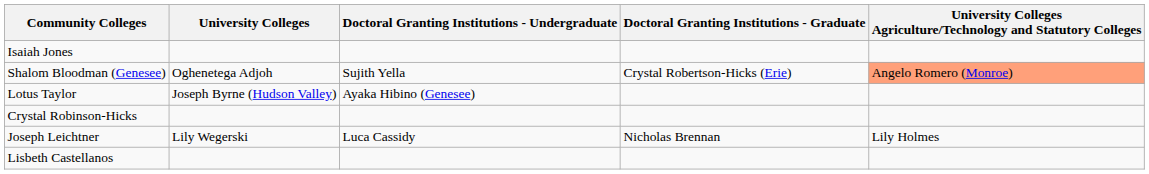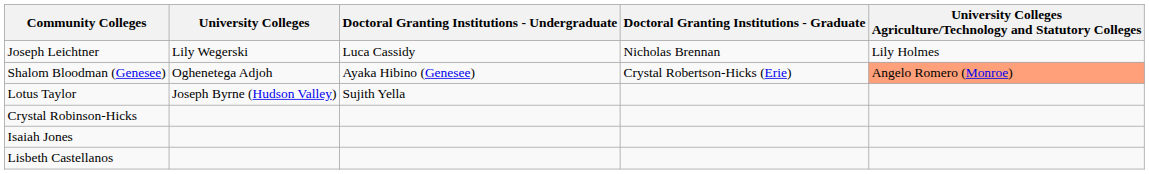rows swapped: (53, 136) <-> (40, 51)
(374, 72) Sujith Yella -> (409, 72) Ayaka Hibino (Genesee)
(409, 94) Ayaka Hibino (Genesee) -> (374, 94) Sujith Yella
